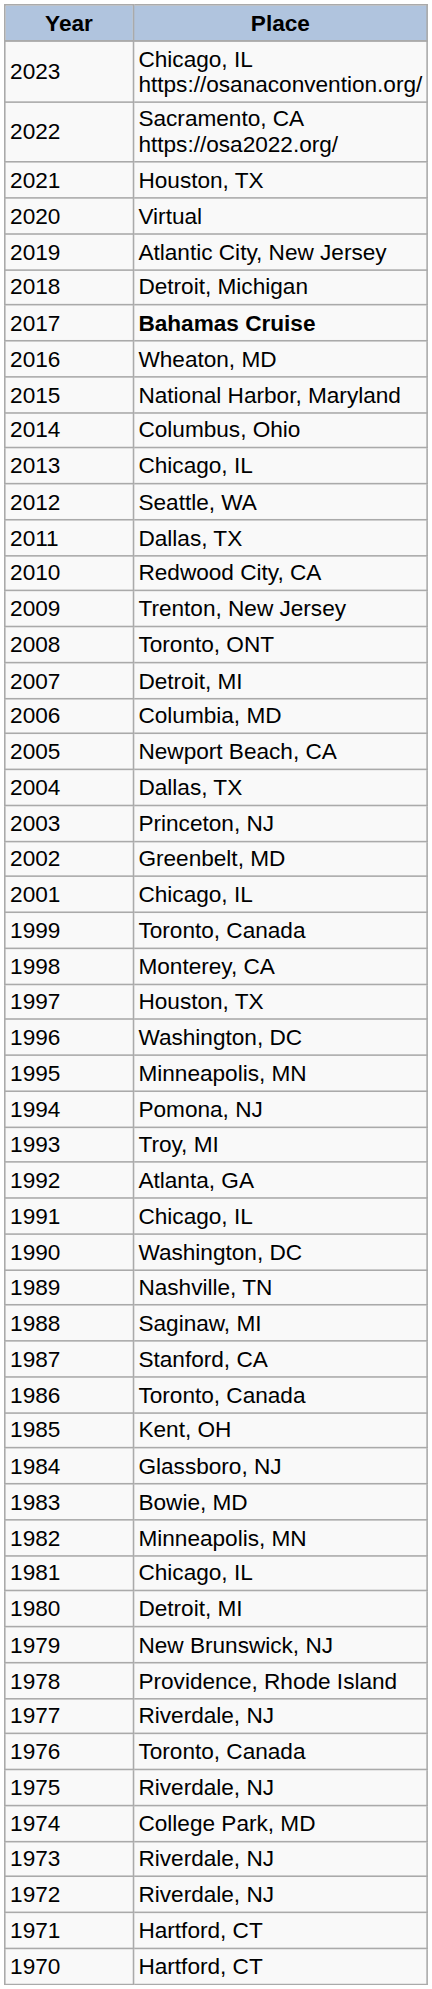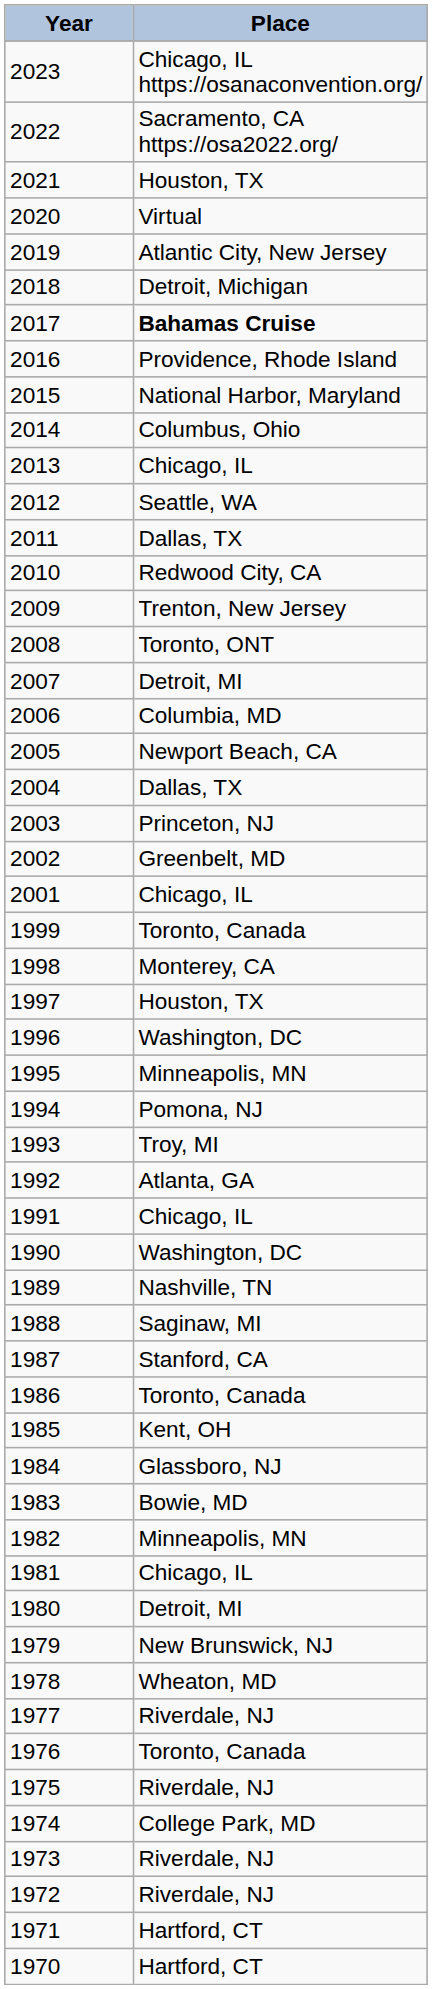(207, 359) Wheaton, MD -> (268, 359) Providence, Rhode Island
(268, 1681) Providence, Rhode Island -> (207, 1681) Wheaton, MD
